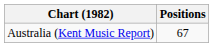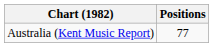(183, 33) 67 -> (183, 33) 77
